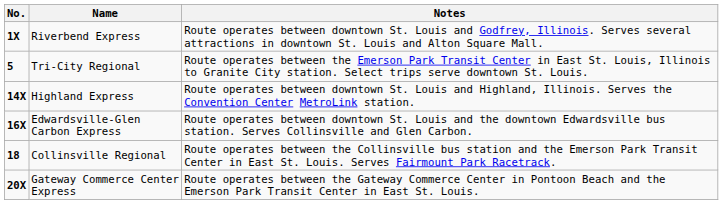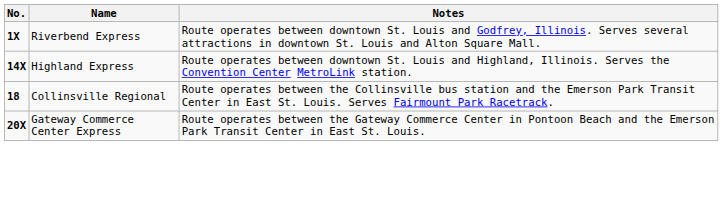- row: (86, 66)
- row: (86, 126)
